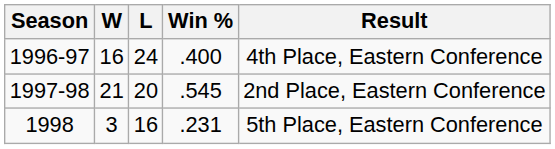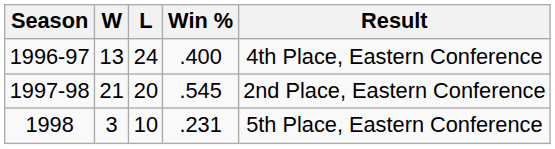(112, 56) 16 -> (112, 56) 13
(146, 125) 16 -> (146, 125) 10
